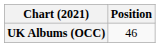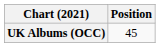(131, 33) 46 -> (131, 33) 45
